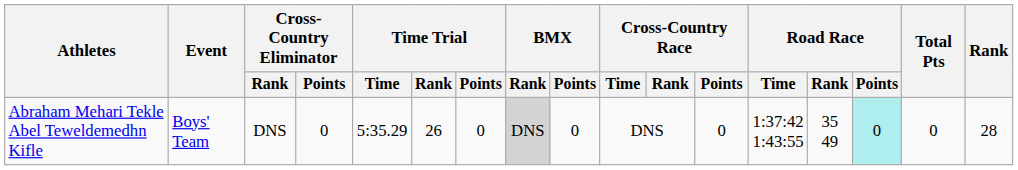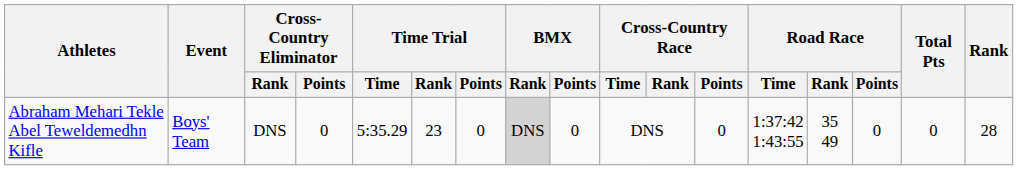(434, 131) 26 -> (434, 131) 23
(877, 131) paleturquoise background -> (877, 131) no background
